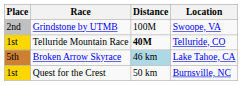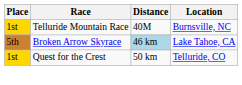- row: (75, 27)
(142, 42) bold -> (142, 27) normal
(199, 42) Telluride, CO -> (202, 27) Burnsville, NC
(202, 73) Burnsville, NC -> (199, 57) Telluride, CO
